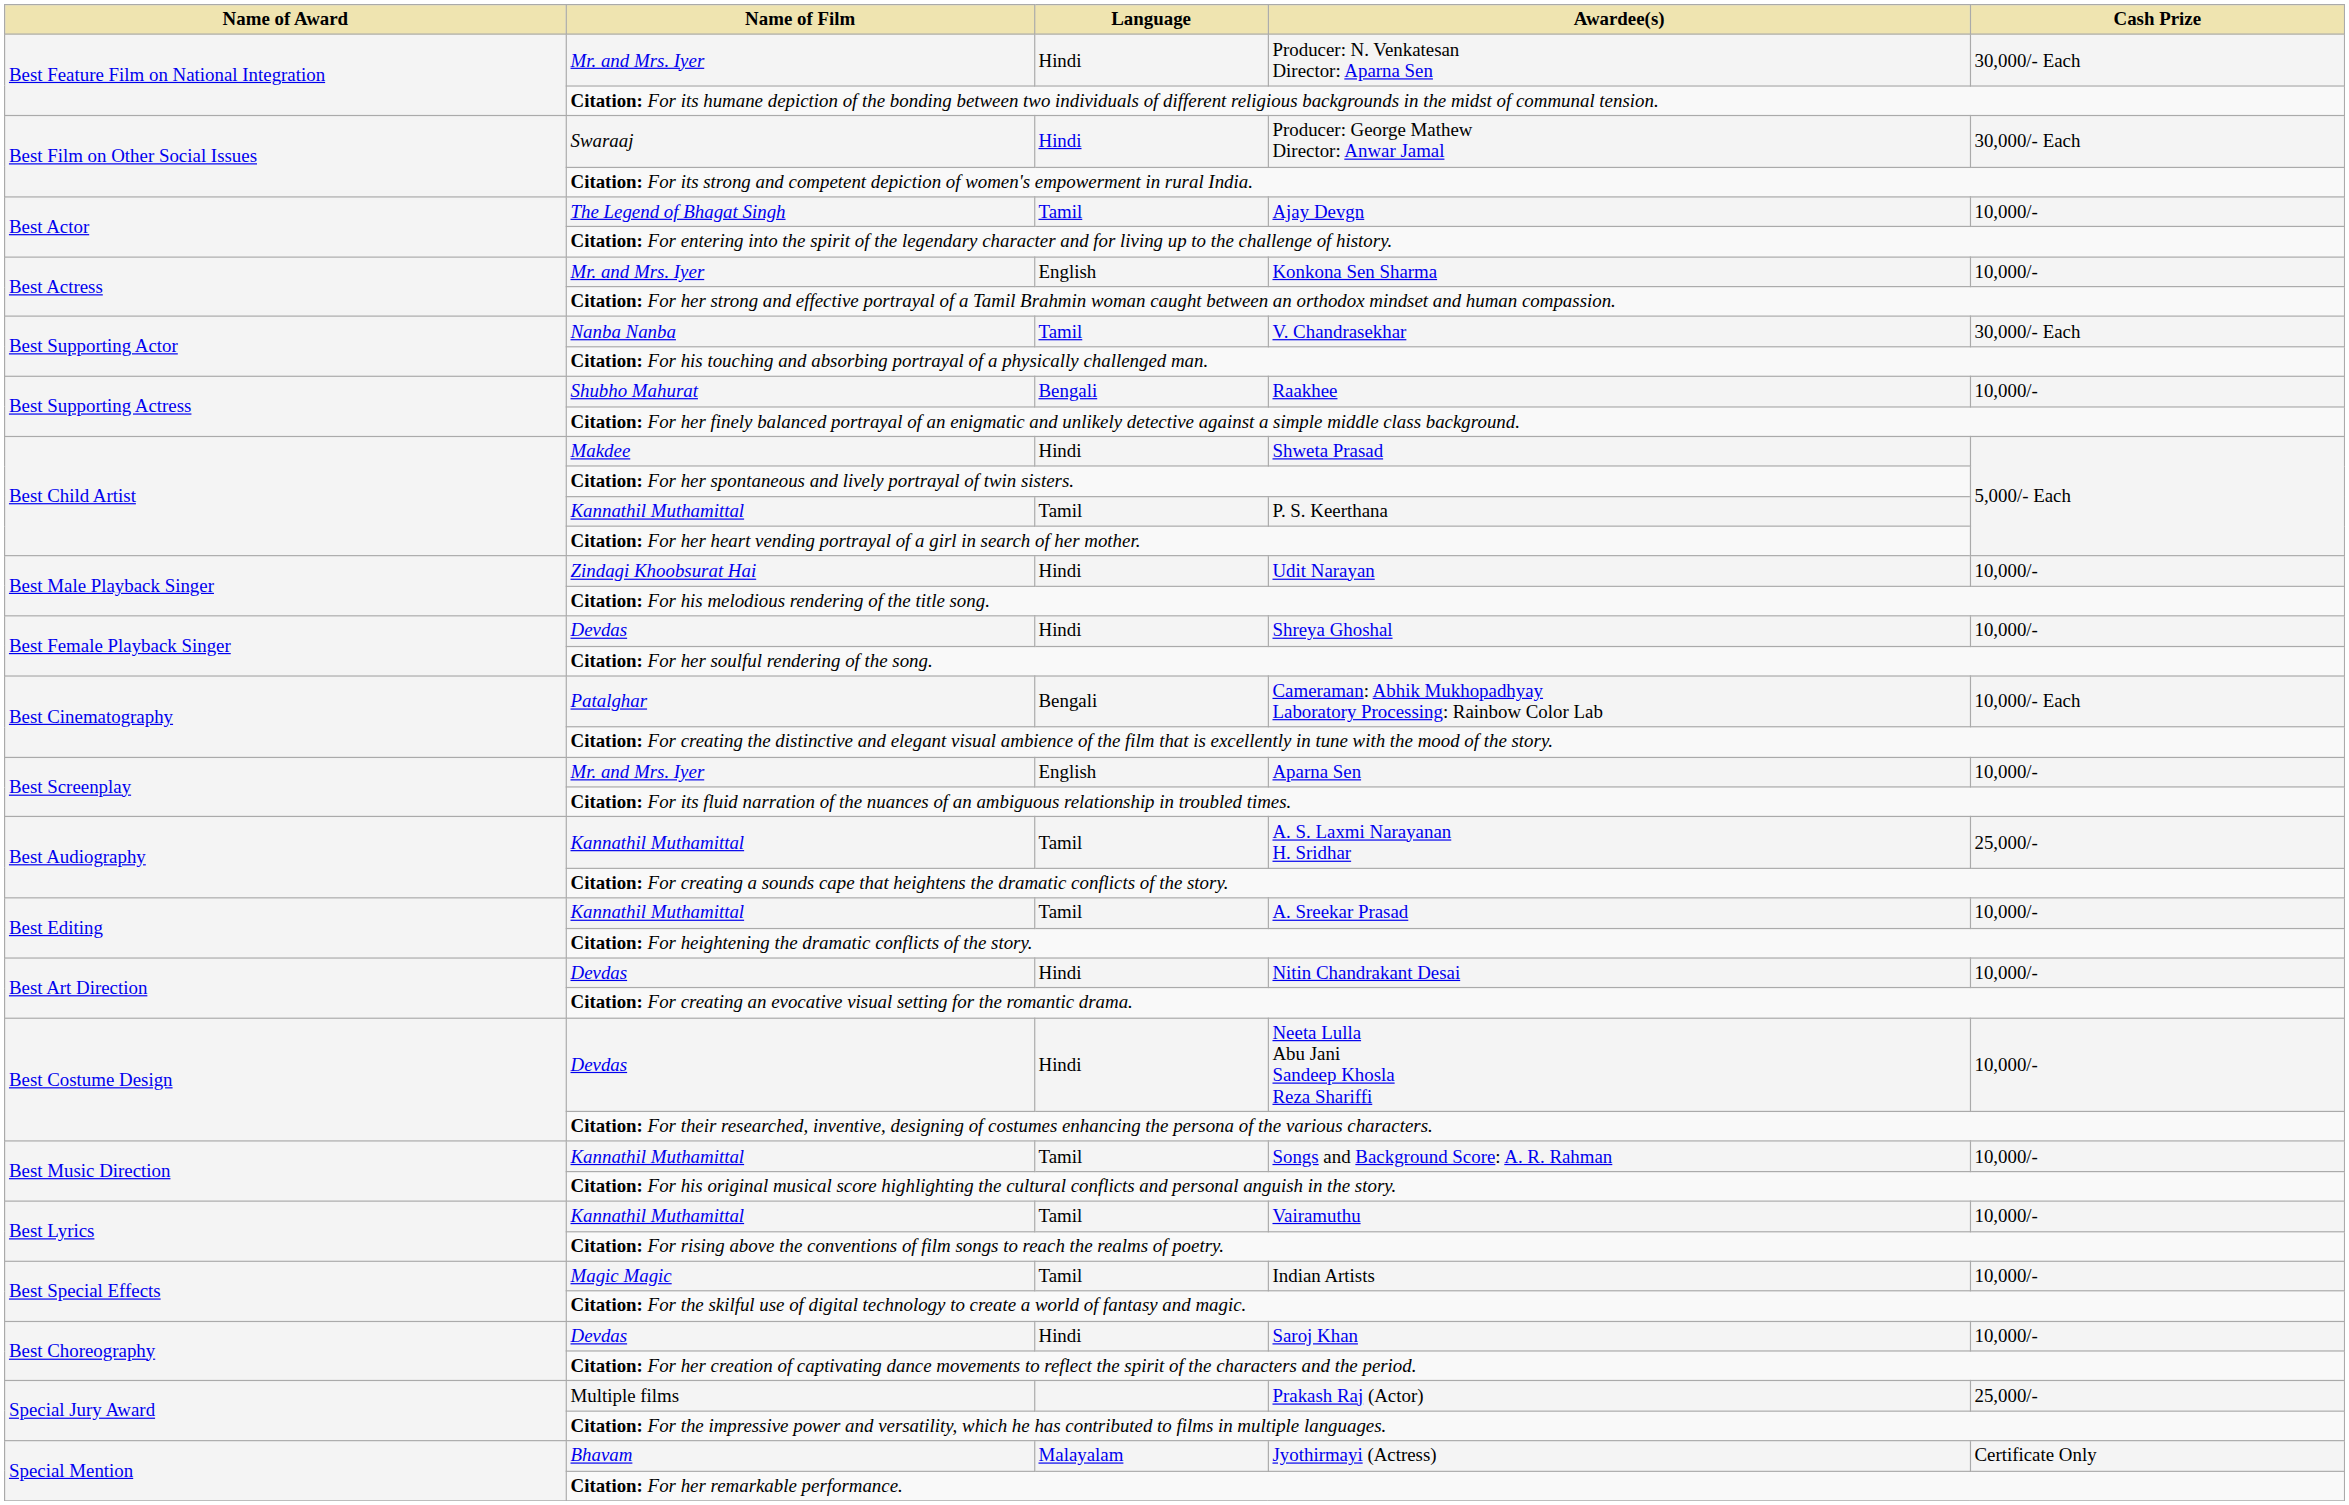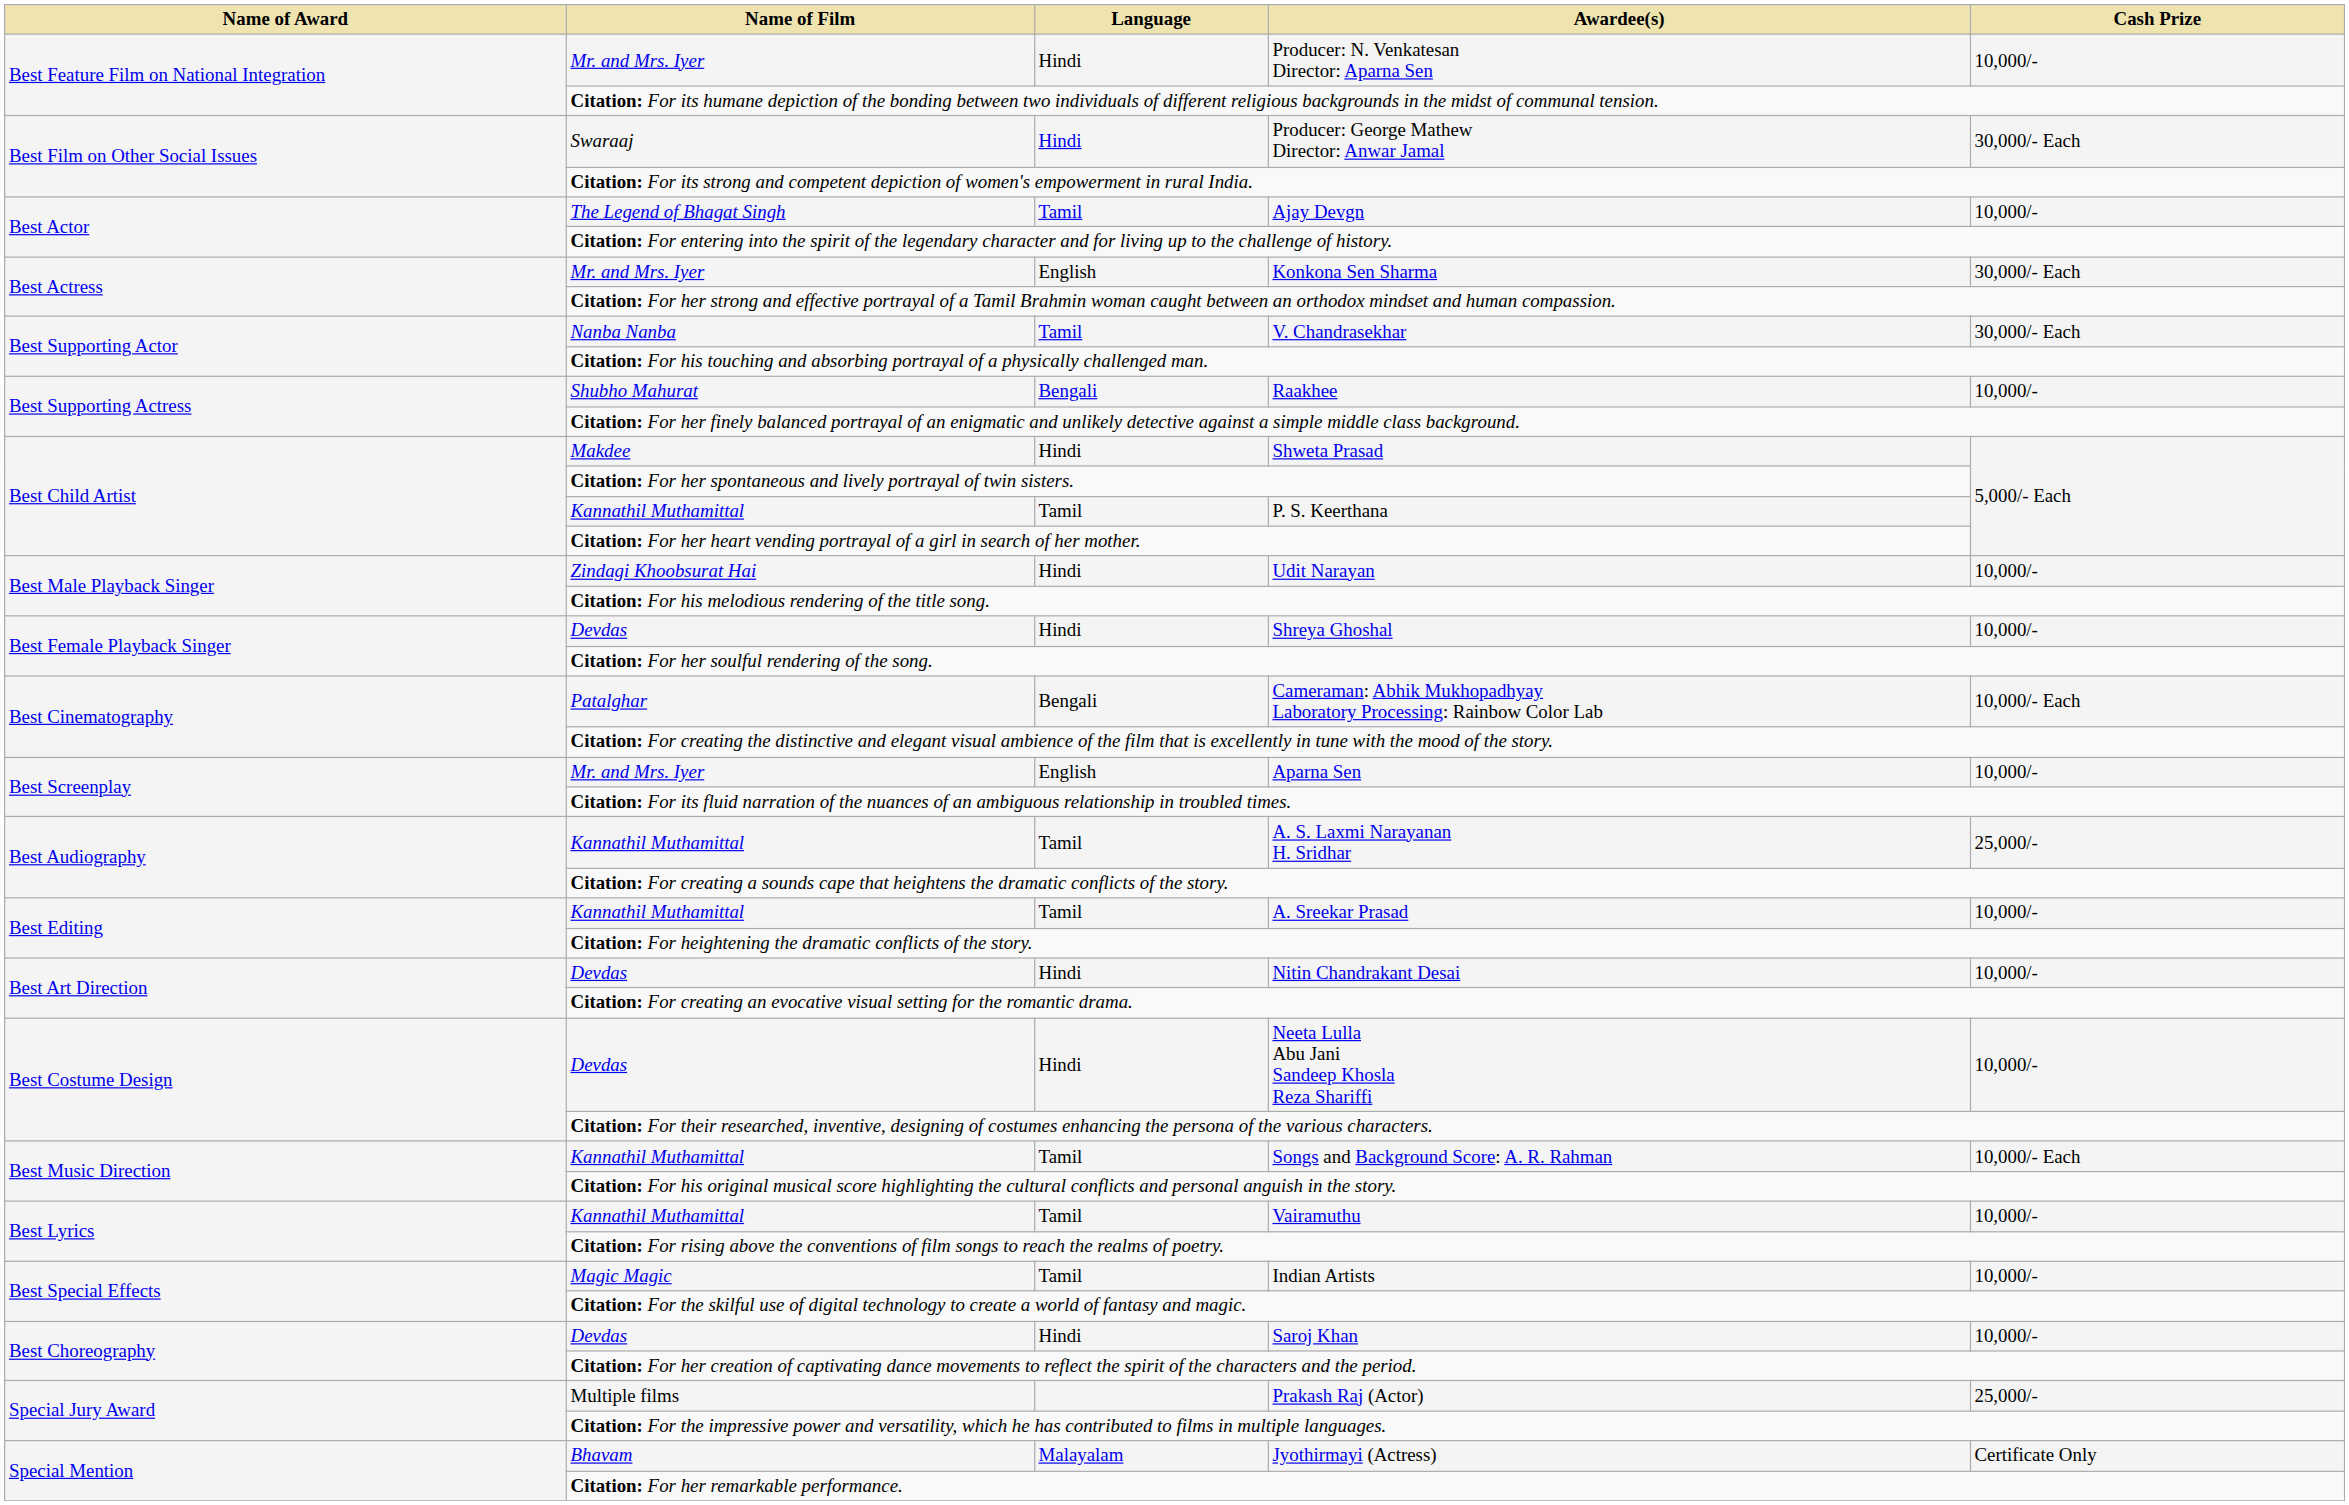(2027, 60) 30,000/- Each -> (2006, 60) 10,000/-
(2006, 271) 10,000/- -> (2027, 271) 30,000/- Each
(2006, 1156) 10,000/- -> (2027, 1156) 10,000/- Each
